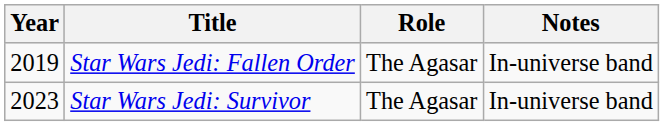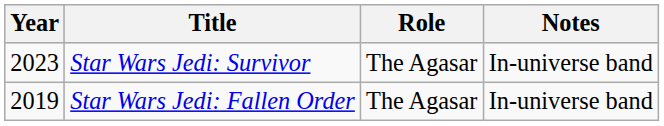rows swapped: (213, 62) <-> (190, 100)
